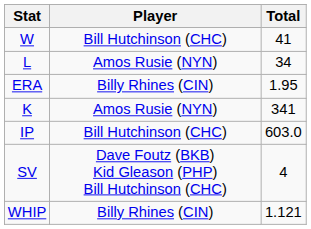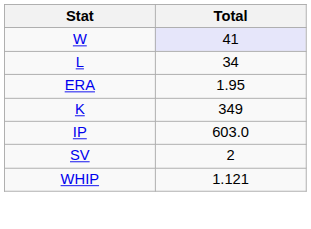- column: (155, 16)
(283, 39) no background -> (231, 39) lavender background
(283, 109) 341 -> (231, 109) 349
(283, 172) 4 -> (231, 156) 2
